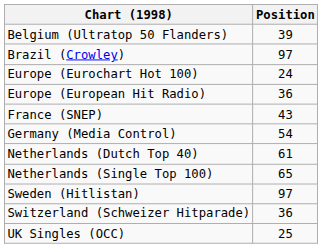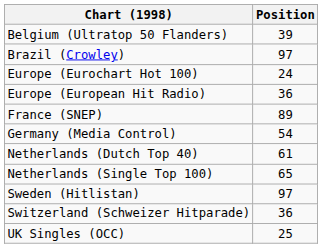(285, 114) 43 -> (285, 114) 89
